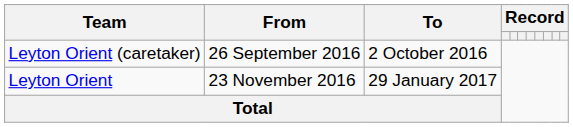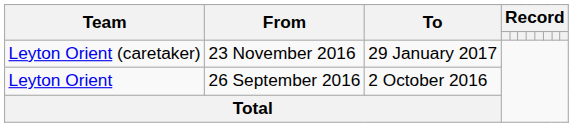(284, 53) 26 September 2016 -> (282, 53) 23 November 2016
(428, 53) 2 October 2016 -> (433, 53) 29 January 2017
(282, 80) 23 November 2016 -> (284, 80) 26 September 2016
(433, 80) 29 January 2017 -> (428, 80) 2 October 2016
